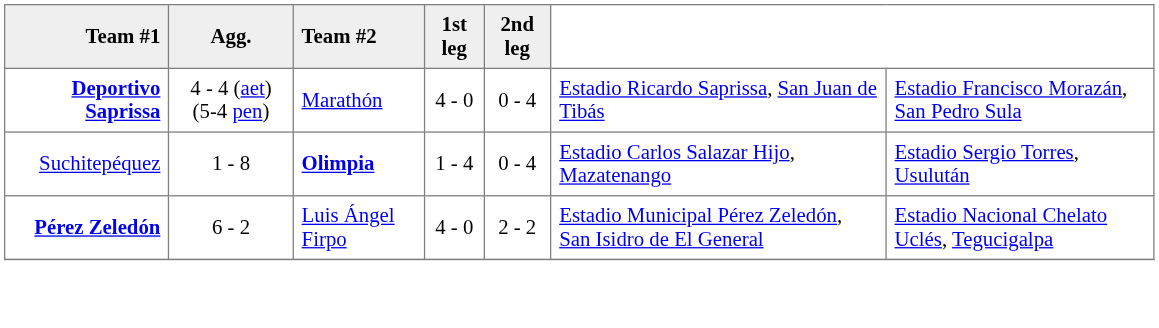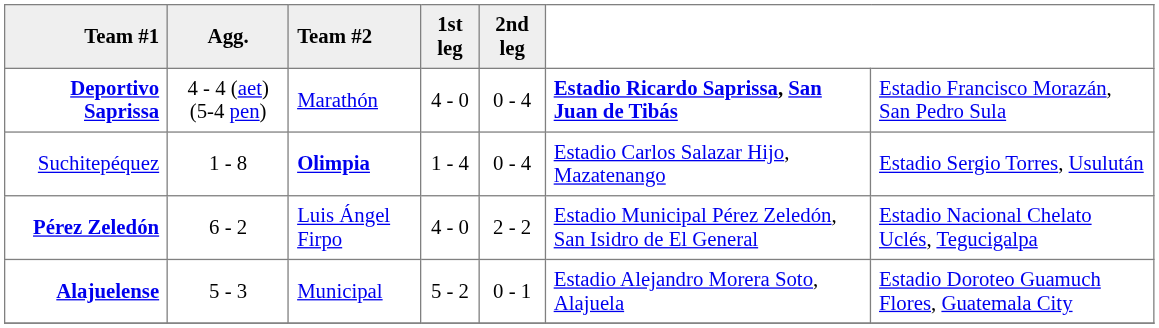(718, 100) normal -> (688, 100) bold
+ row: (108, 291)
